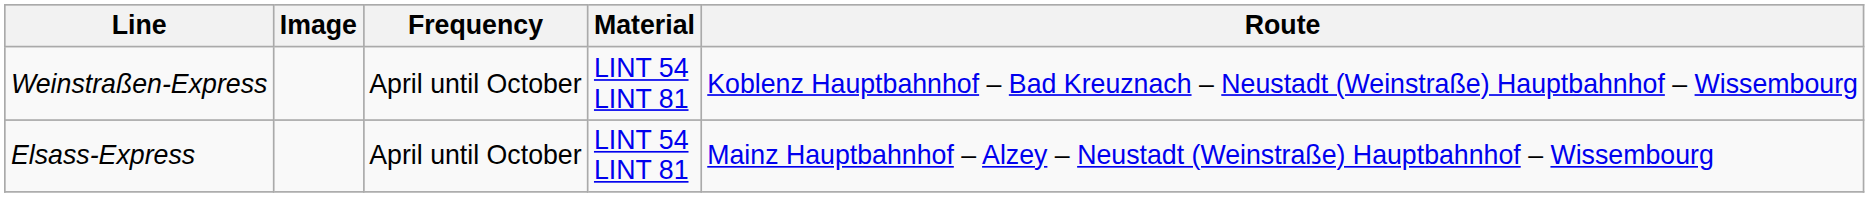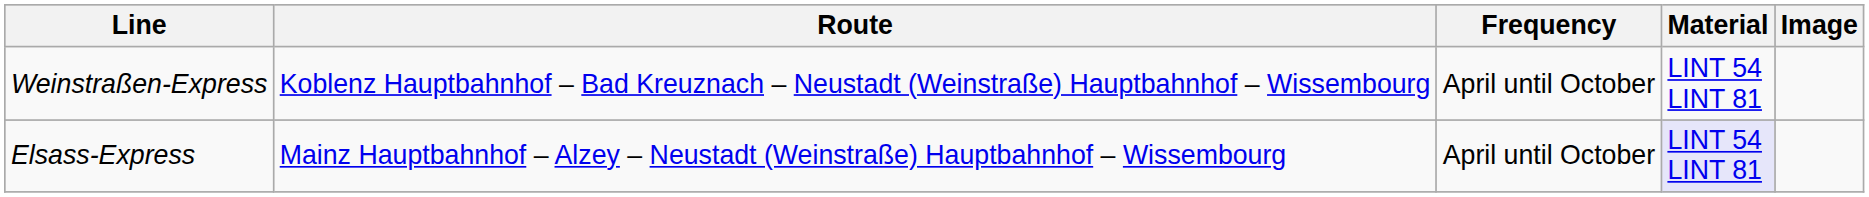columns swapped: (1283, 25) <-> (318, 25)
(641, 155) no background -> (1715, 155) lavender background
